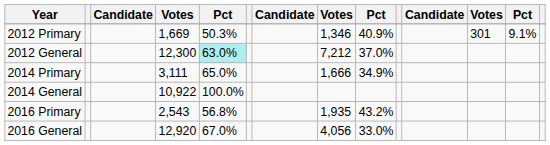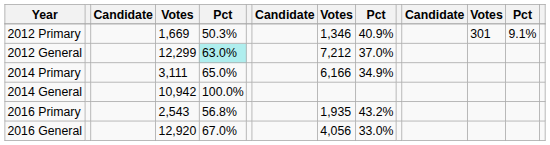(177, 53) 12,300 -> (177, 53) 12,299
(336, 73) 1,666 -> (336, 73) 6,166
(177, 92) 10,922 -> (177, 92) 10,942
